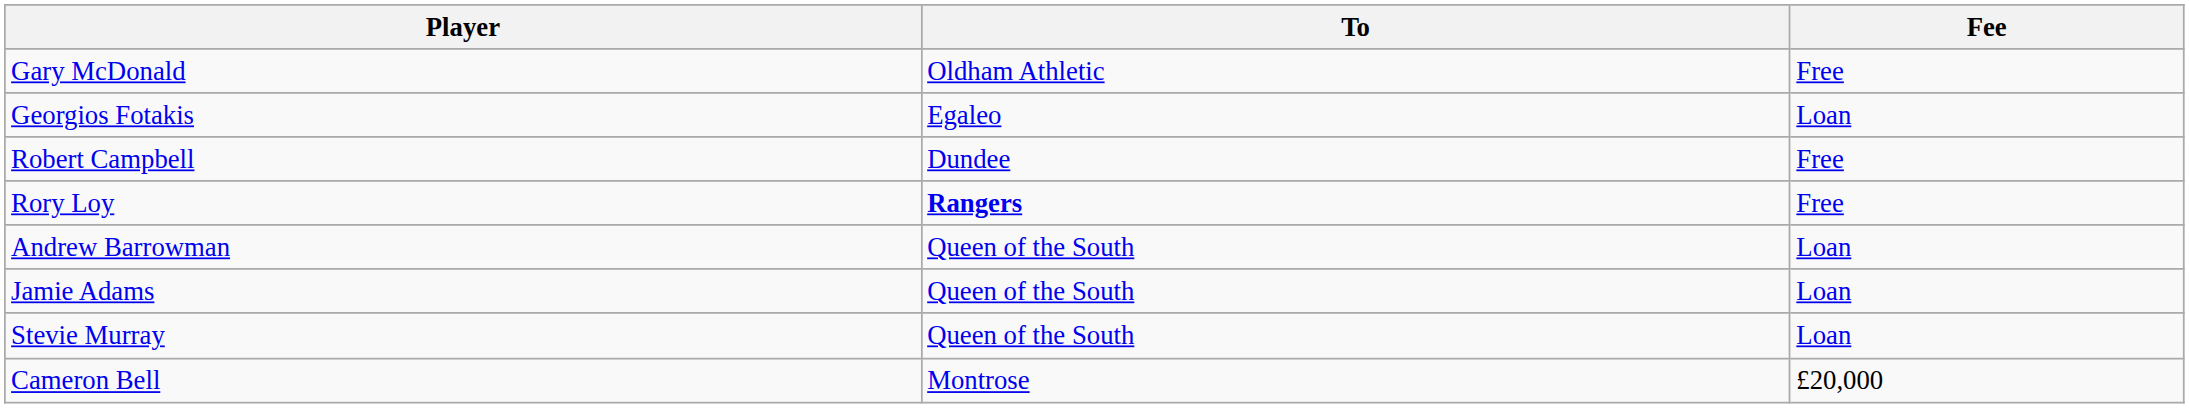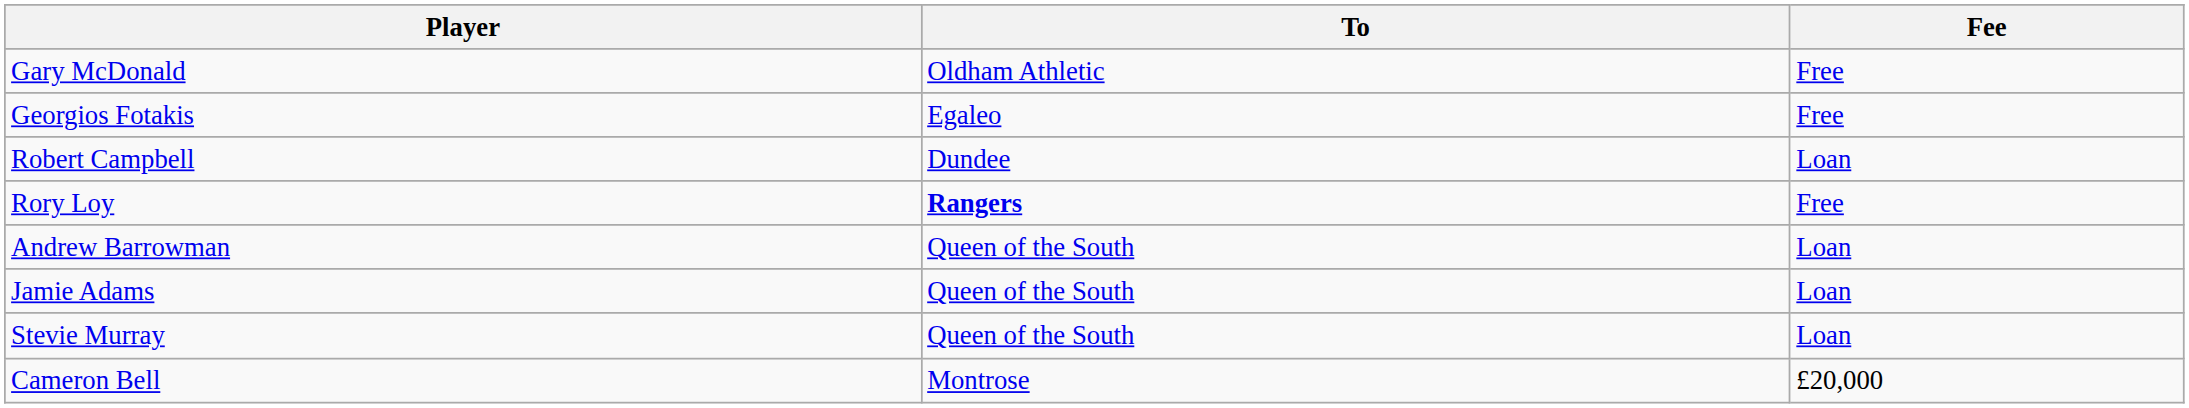(1824, 114) Loan -> (1820, 114) Free
(1820, 159) Free -> (1824, 159) Loan
